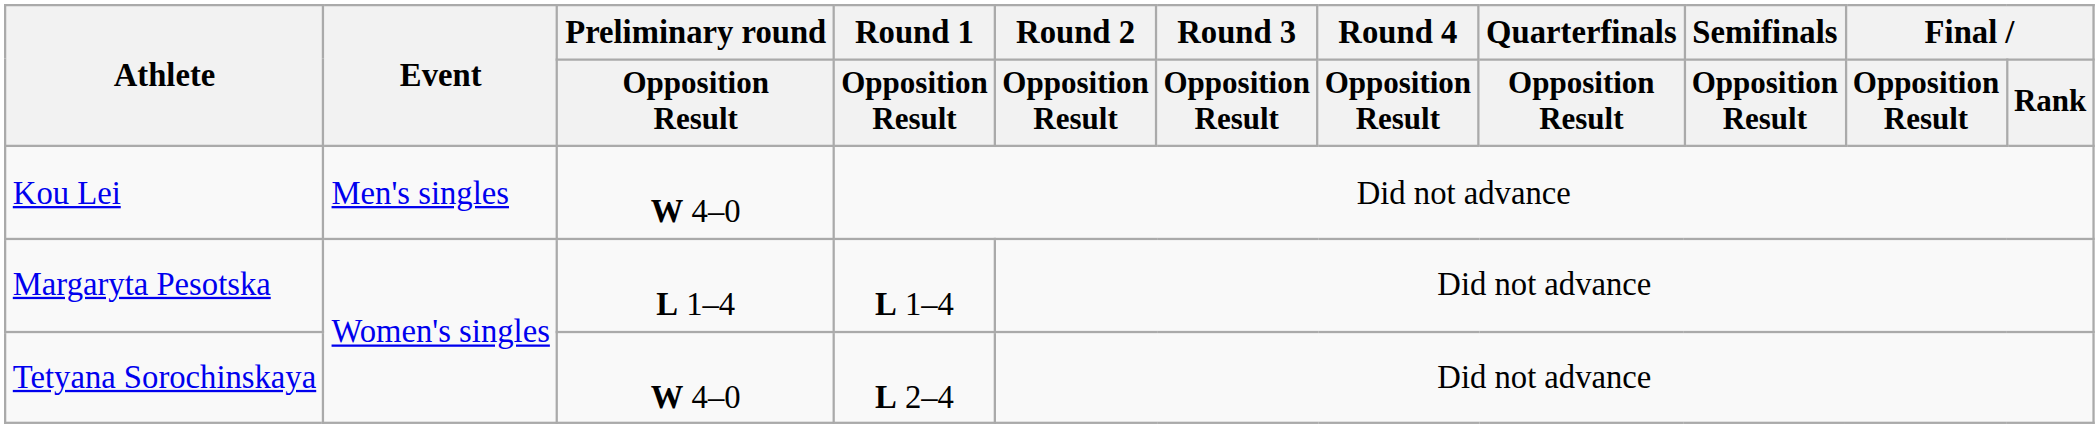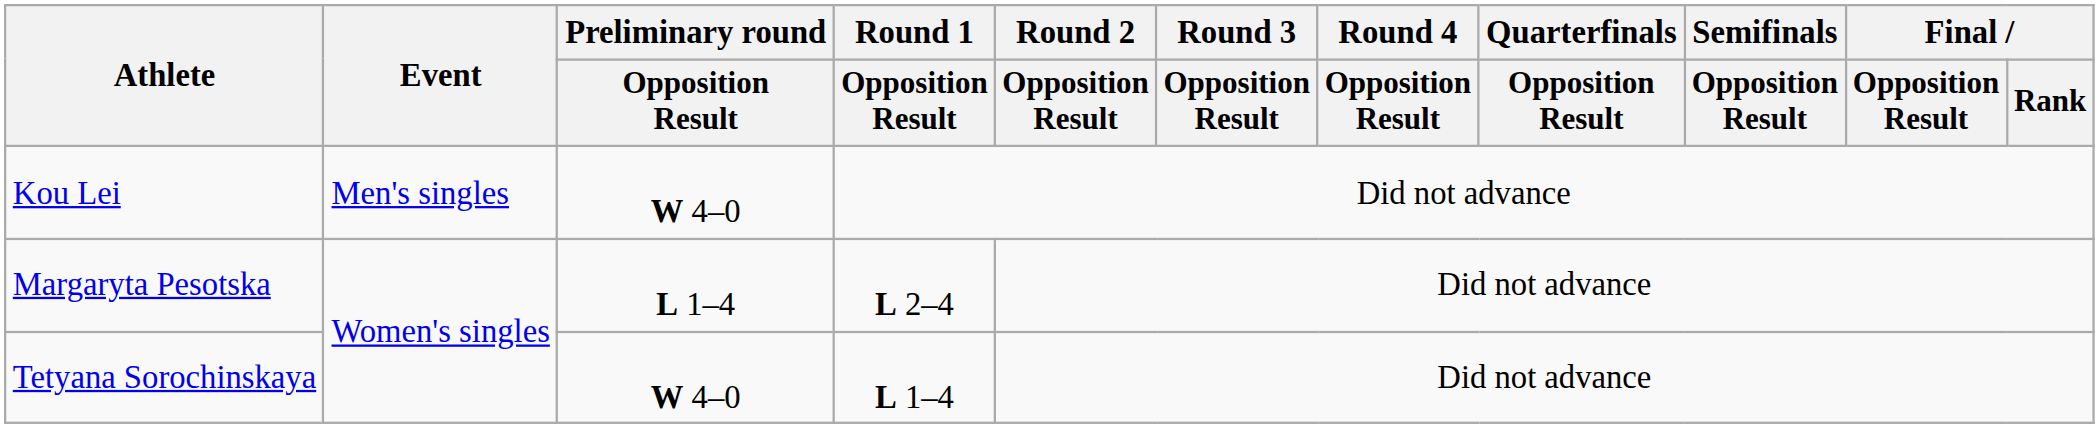(914, 304) L 1–4 -> (914, 304) L 2–4
(914, 396) L 2–4 -> (914, 396) L 1–4
